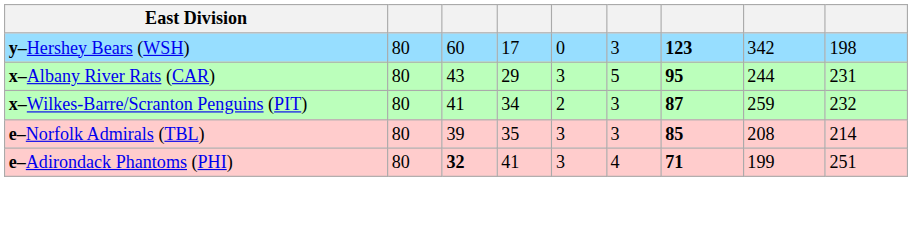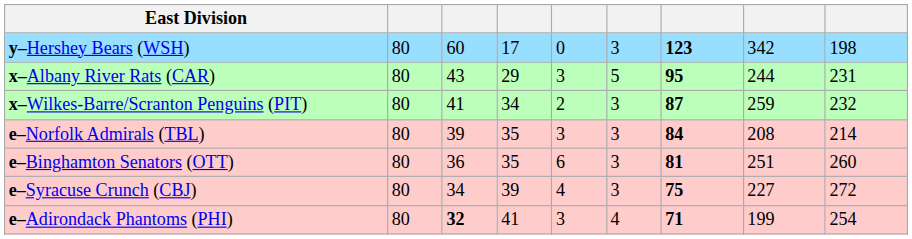(674, 133) 85 -> (674, 133) 84
+ row: (121, 162)
+ row: (103, 190)
(843, 162) 251 -> (843, 219) 254
